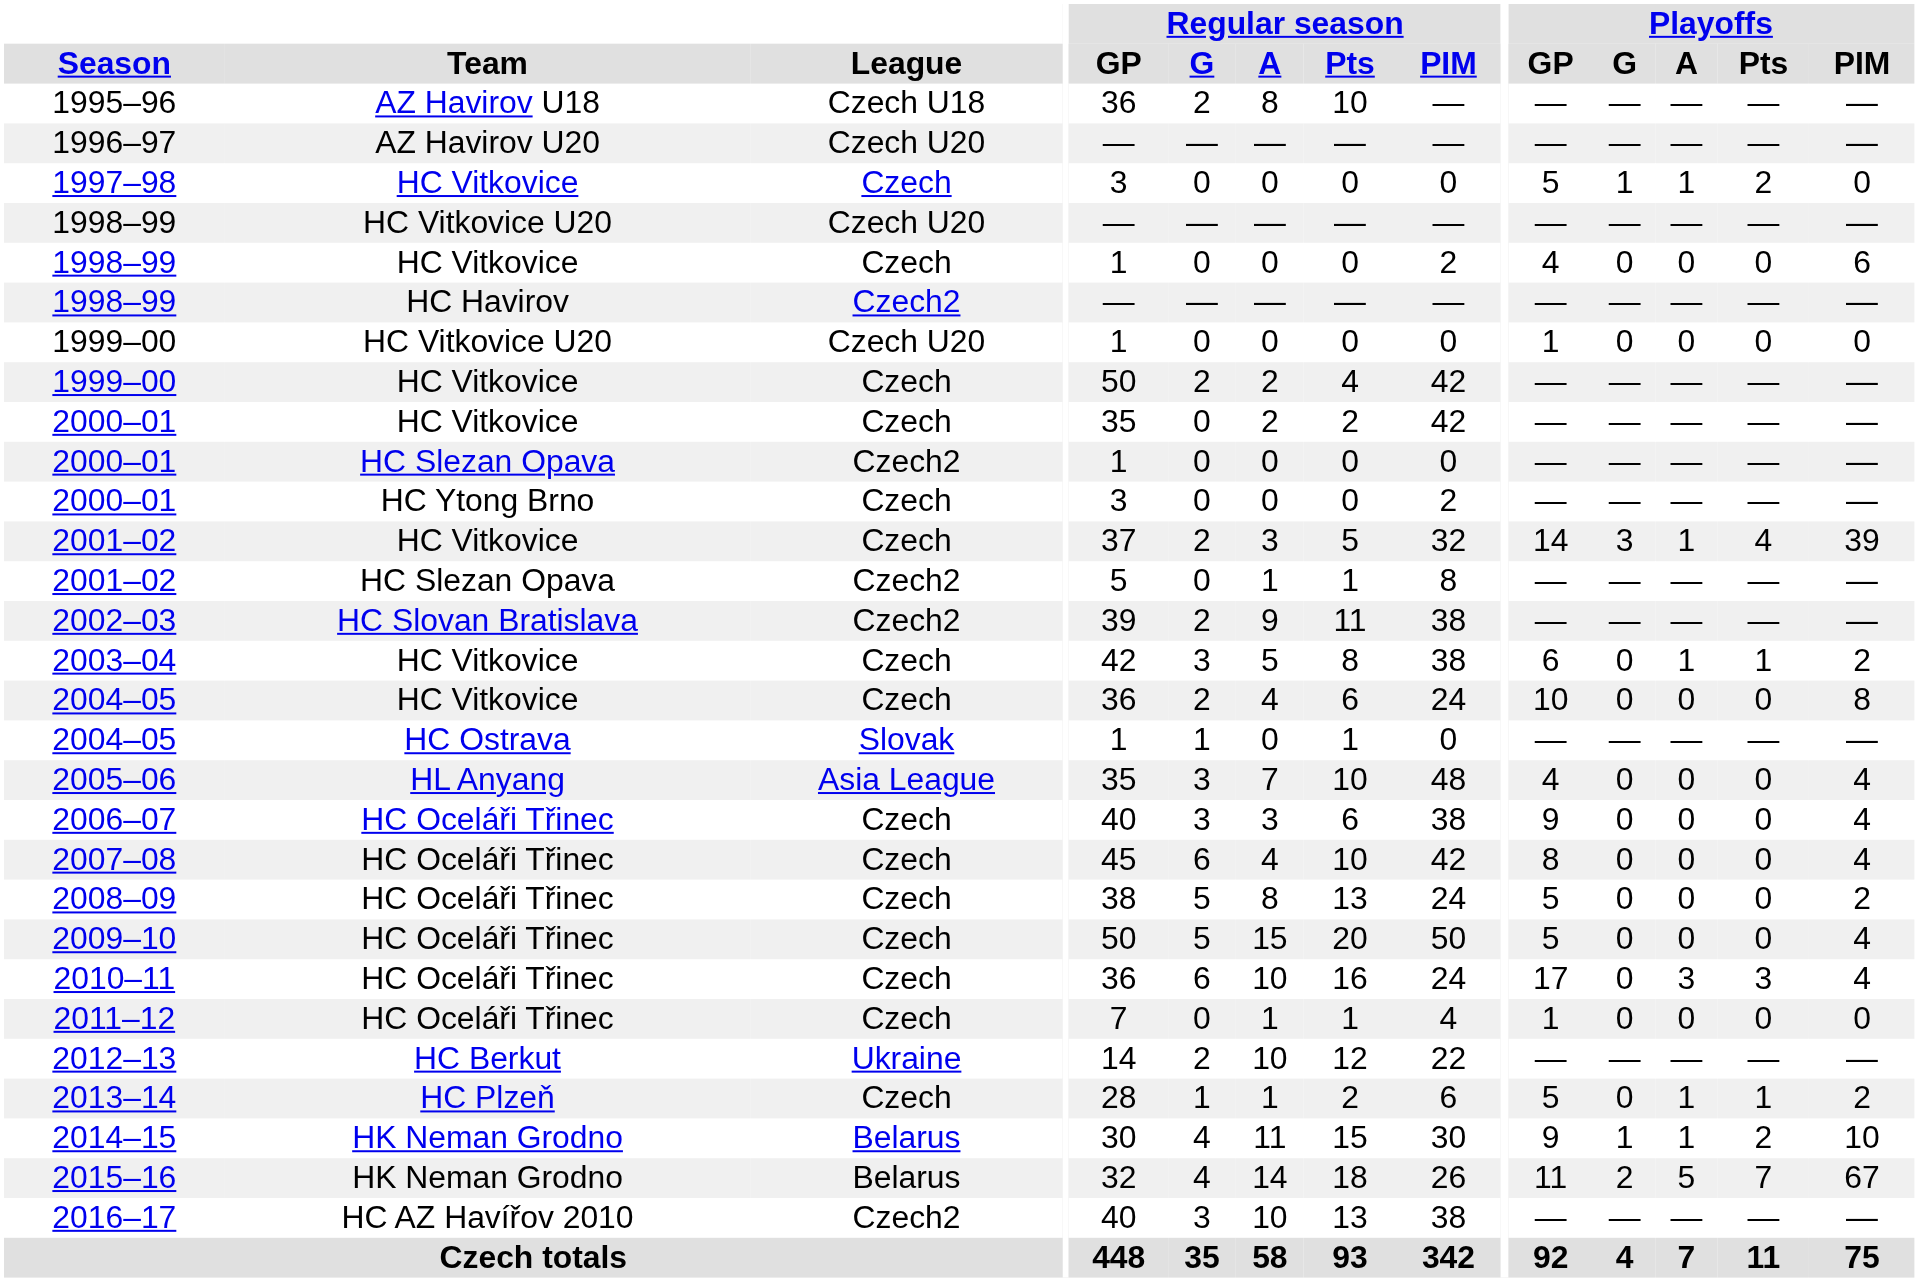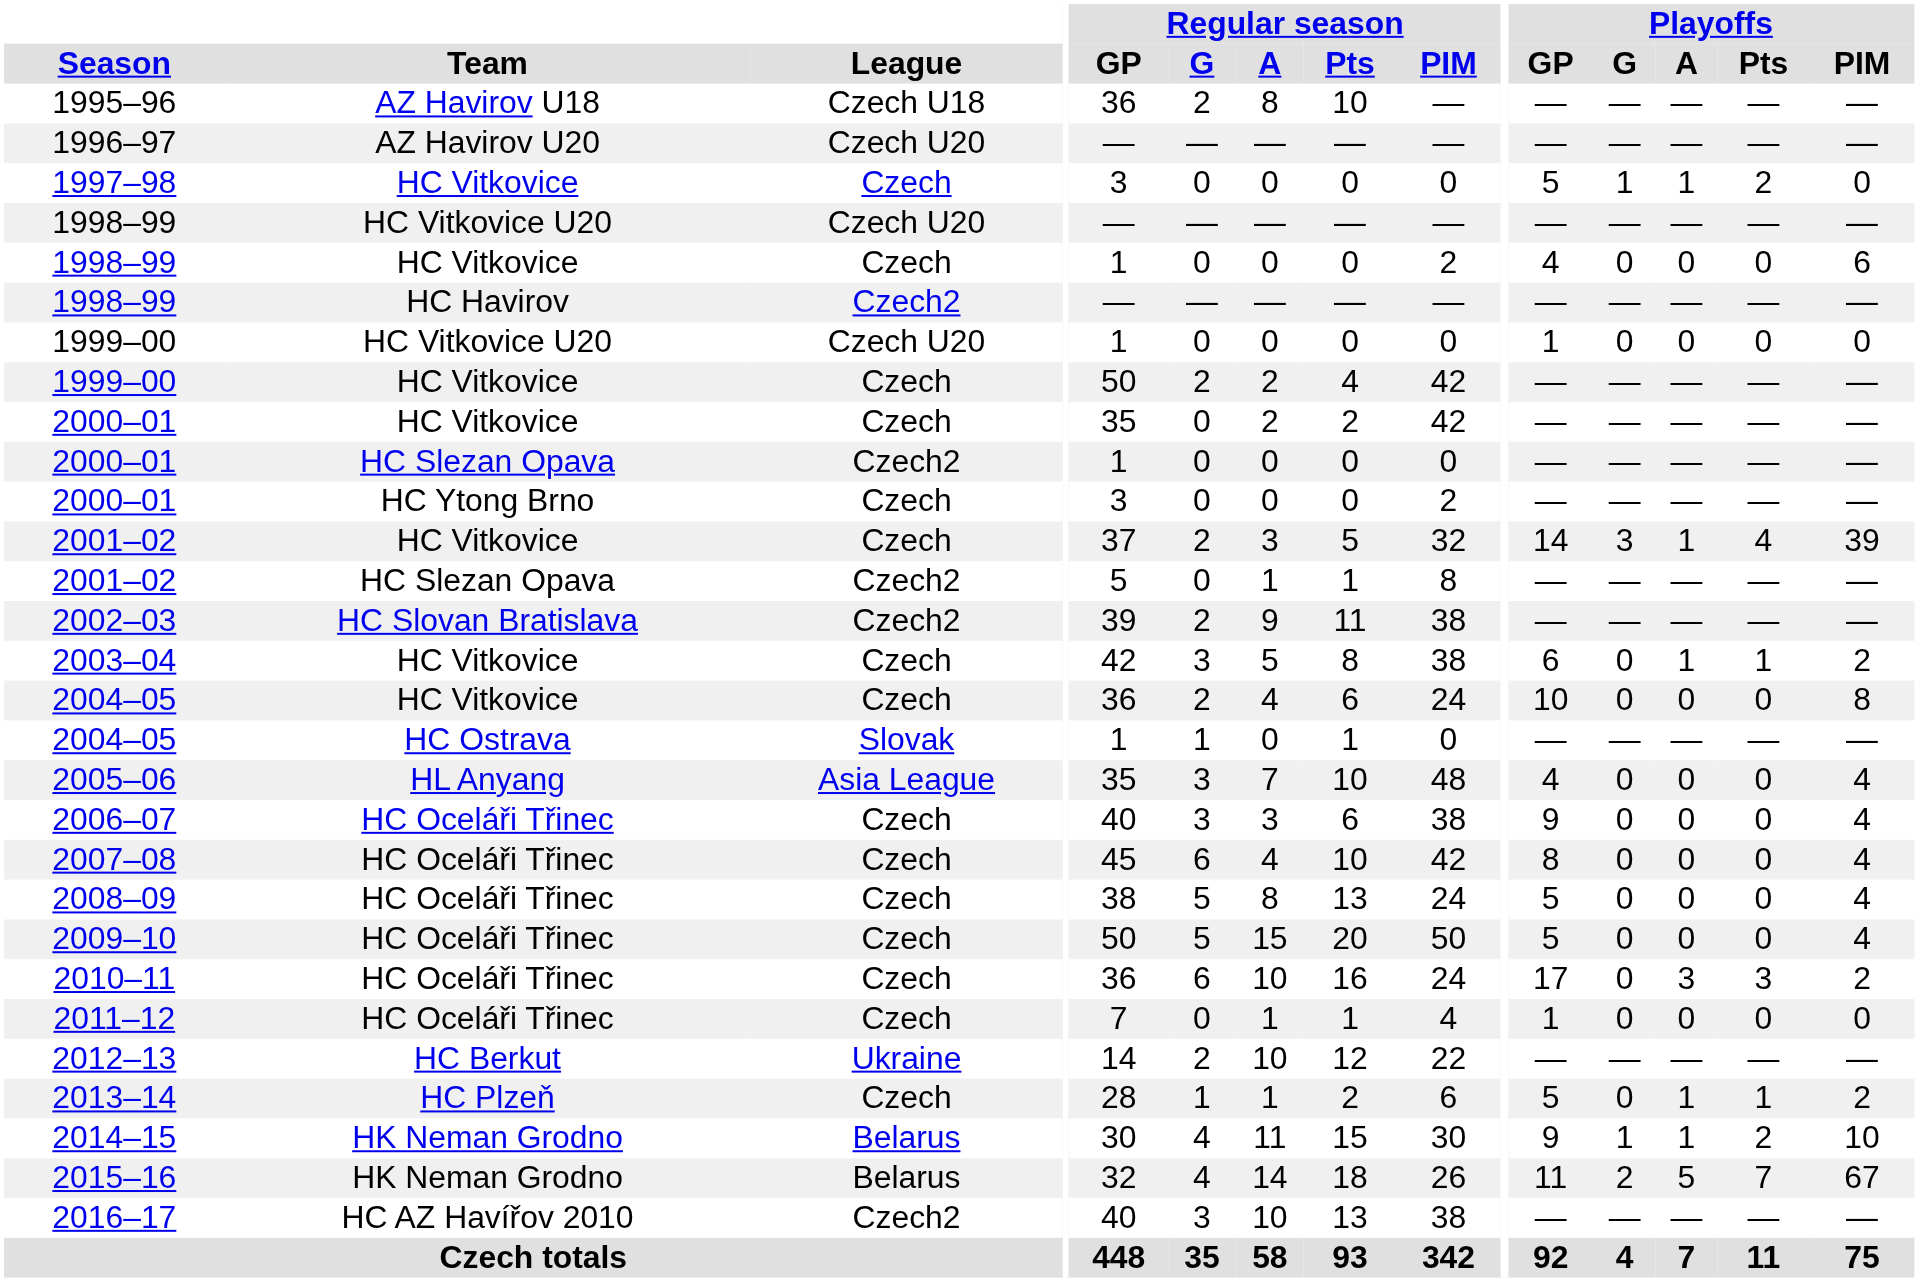(1862, 899) 2 -> (1862, 899) 4
(1862, 978) 4 -> (1862, 978) 2
